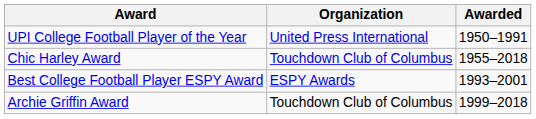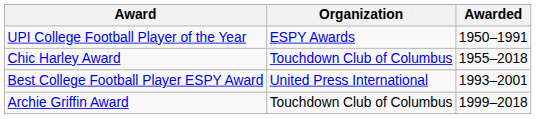(349, 37) United Press International -> (312, 37) ESPY Awards
(312, 80) ESPY Awards -> (349, 80) United Press International
